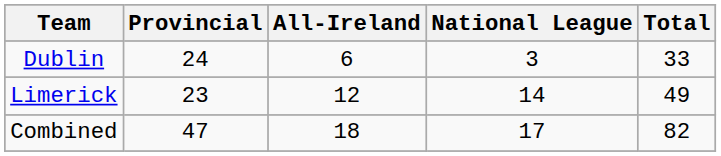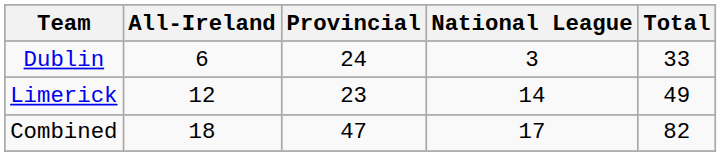columns swapped: (347, 23) <-> (195, 23)
